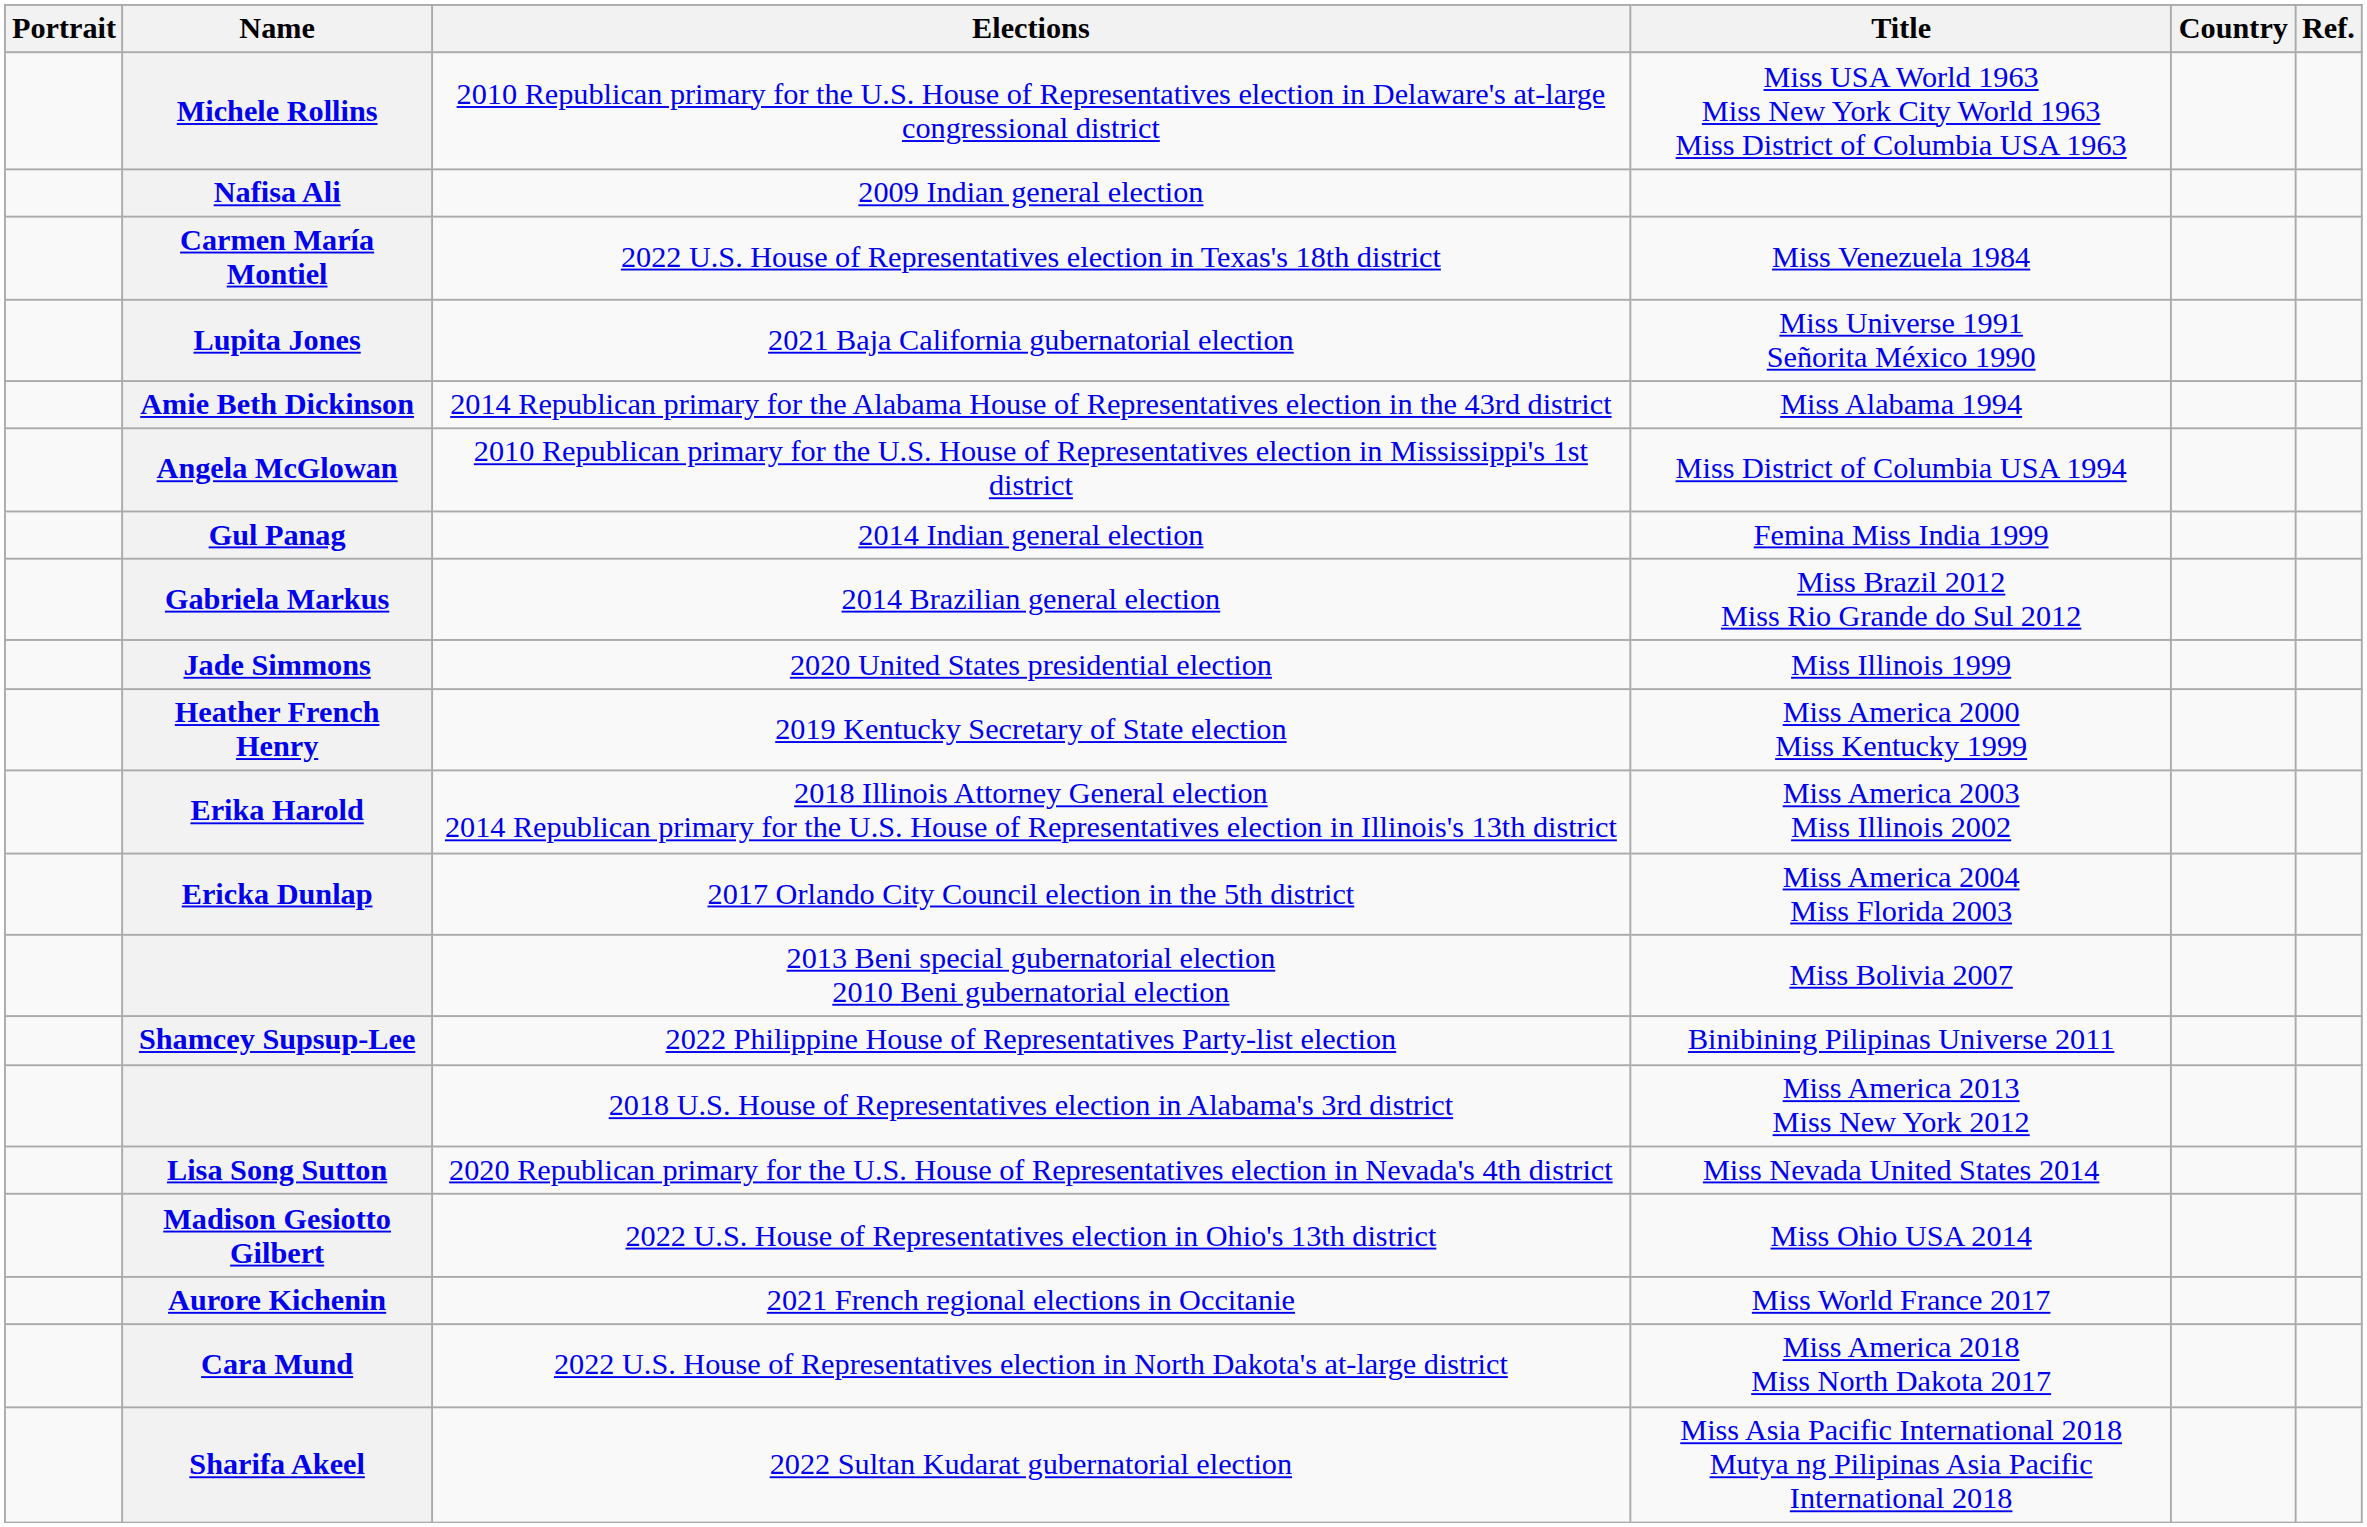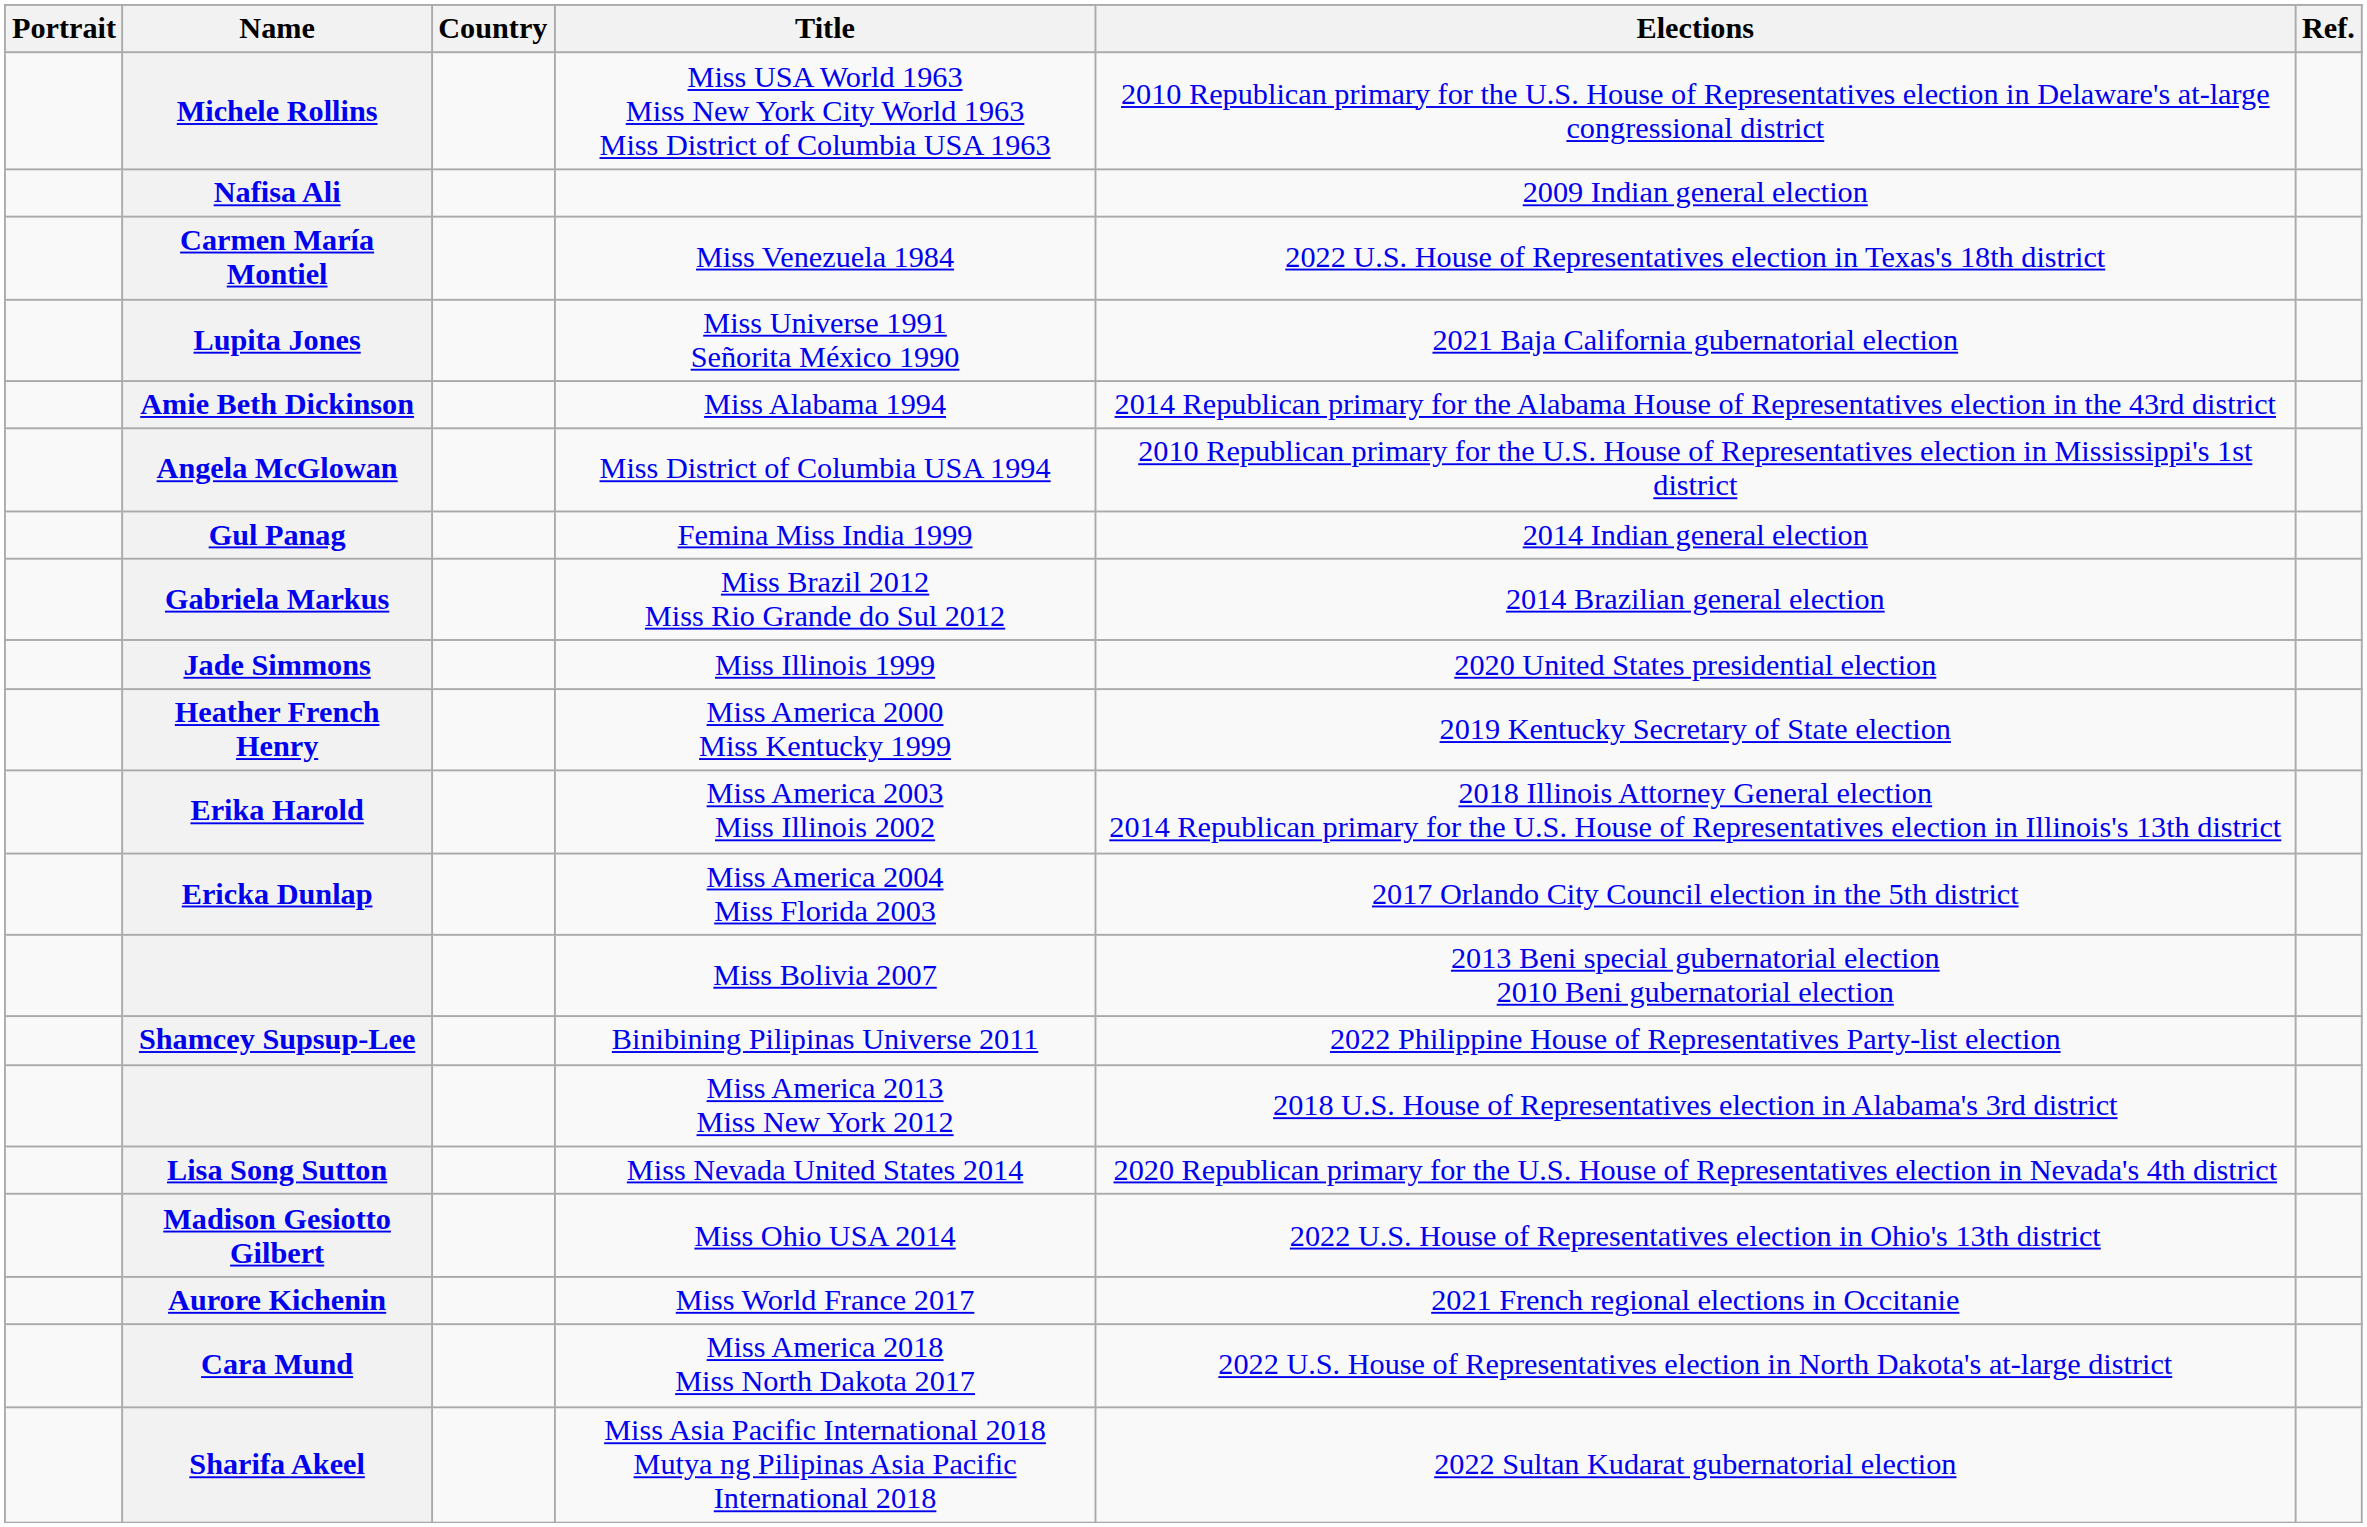columns swapped: (2233, 28) <-> (1031, 28)
